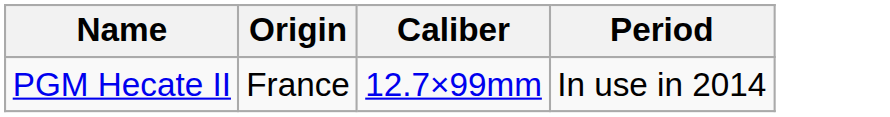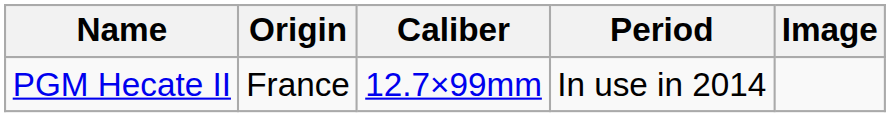+ column: (830, 30)
